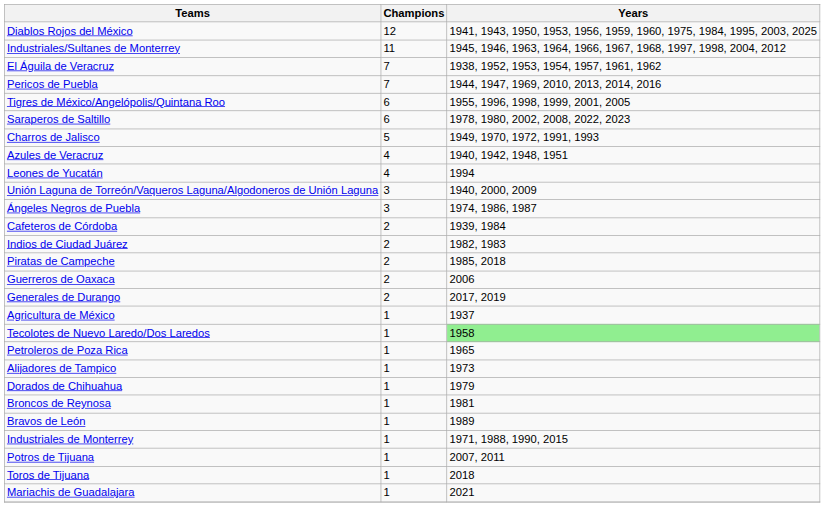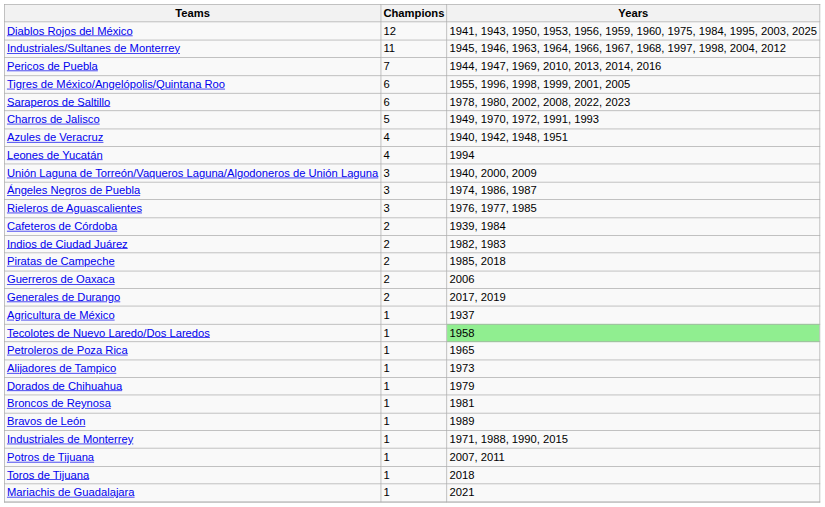- row: (60, 66)
+ row: (74, 208)
